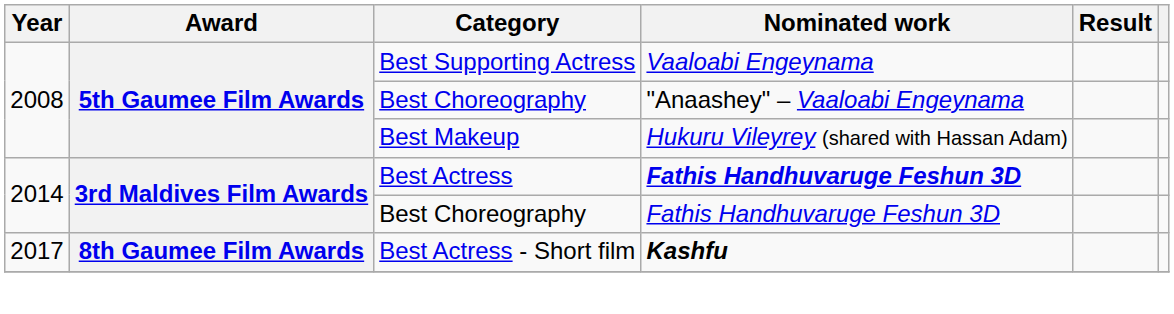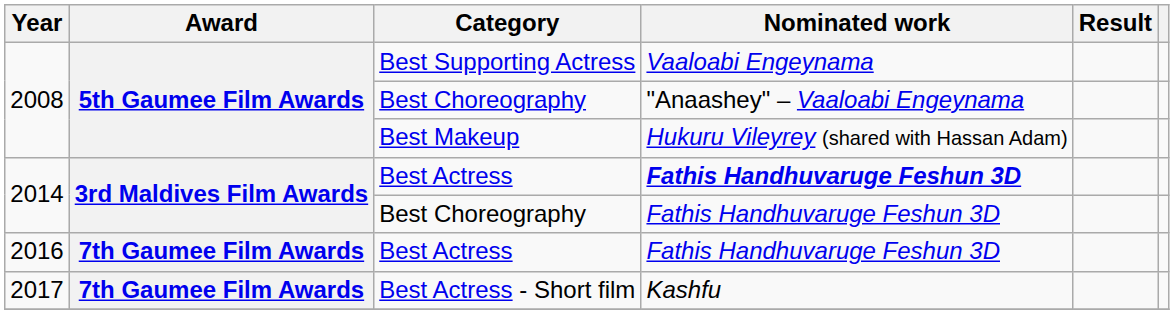+ row: (37, 251)
(221, 251) 8th Gaumee Film Awards -> (221, 289) 7th Gaumee Film Awards
(687, 251) bold -> (684, 289) normal
